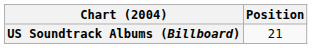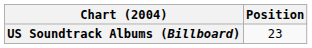(275, 34) 21 -> (275, 34) 23
